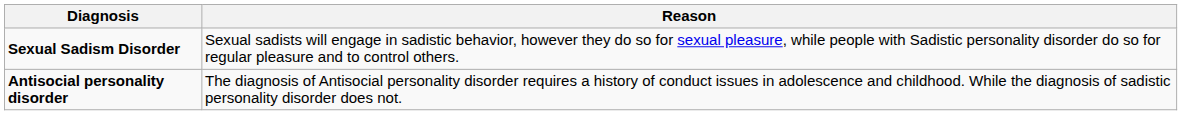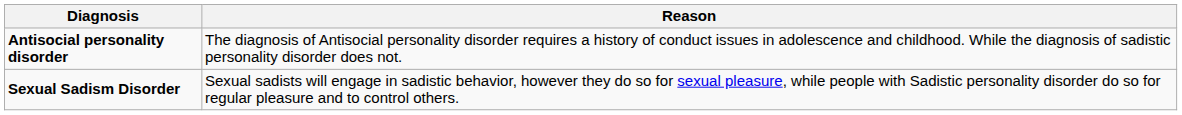rows swapped: (94, 48) <-> (86, 89)
